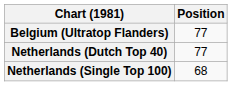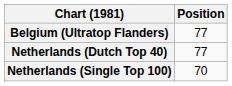(201, 71) 68 -> (201, 71) 70
